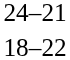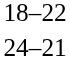rows swapped: (35, 47) <-> (35, 12)
